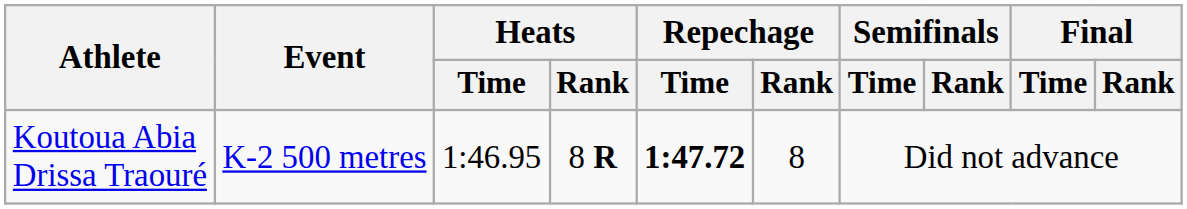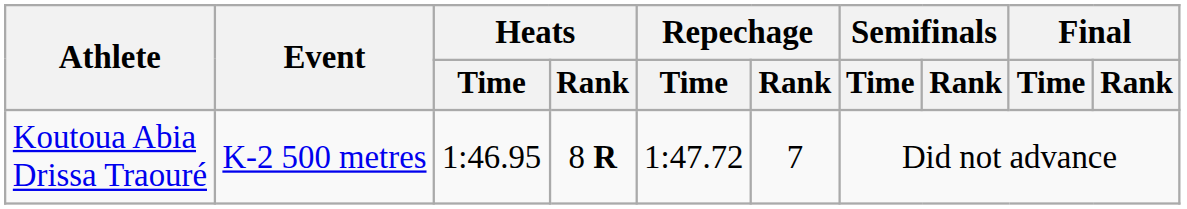(695, 156) bold -> (694, 156) normal
(797, 156) 8 -> (795, 156) 7
